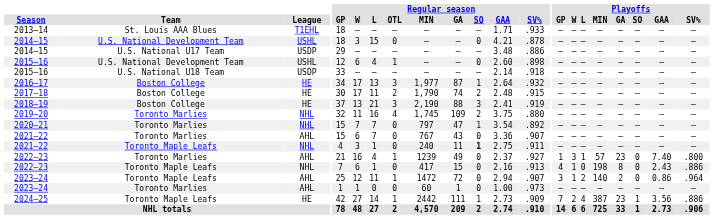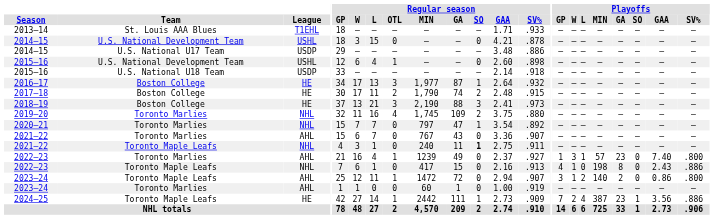(535, 104) .919 -> (535, 104) .973
(693, 178) .964 -> (693, 178) .800
(535, 188) .973 -> (535, 188) .919
